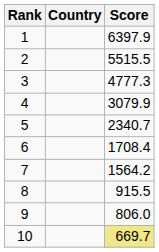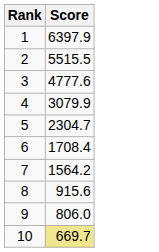- column: (75, 15)
(129, 81) 4777.3 -> (69, 81) 4777.6
(129, 125) 2340.7 -> (69, 125) 2304.7
(133, 192) 915.5 -> (73, 192) 915.6
